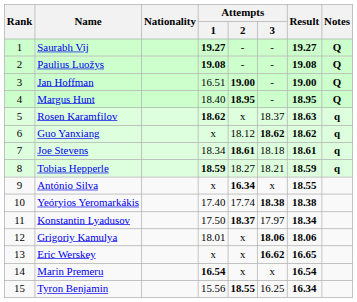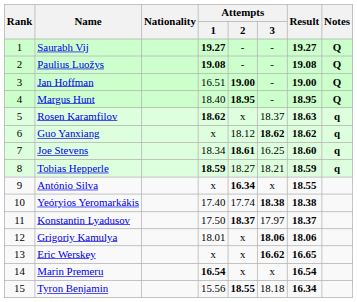(272, 151) 18.18 -> (272, 151) 16.25
(304, 151) 18.61 -> (304, 151) 18.60
(304, 220) 18.34 -> (304, 220) 18.37
(272, 289) 16.25 -> (272, 289) 18.18
